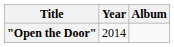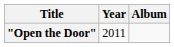(114, 33) 2014 -> (114, 33) 2011
